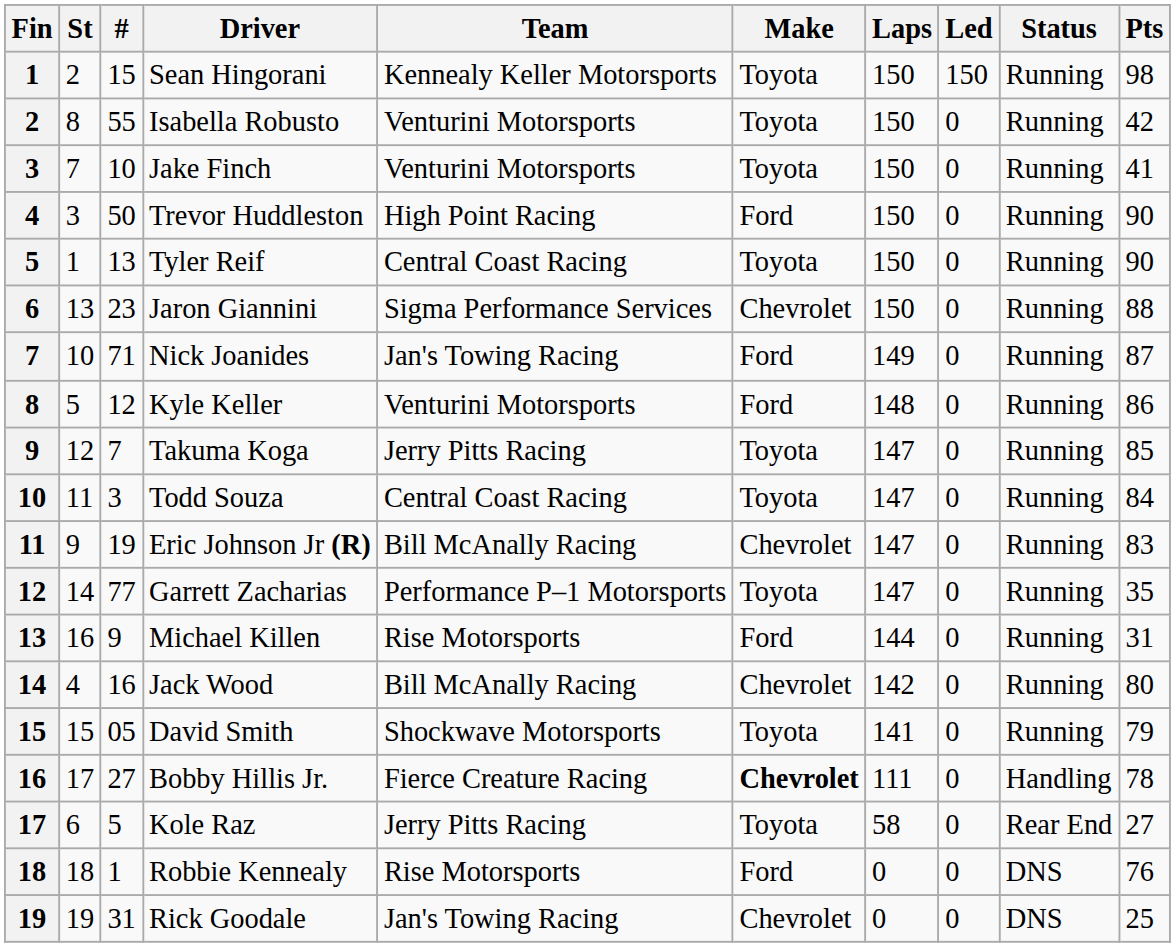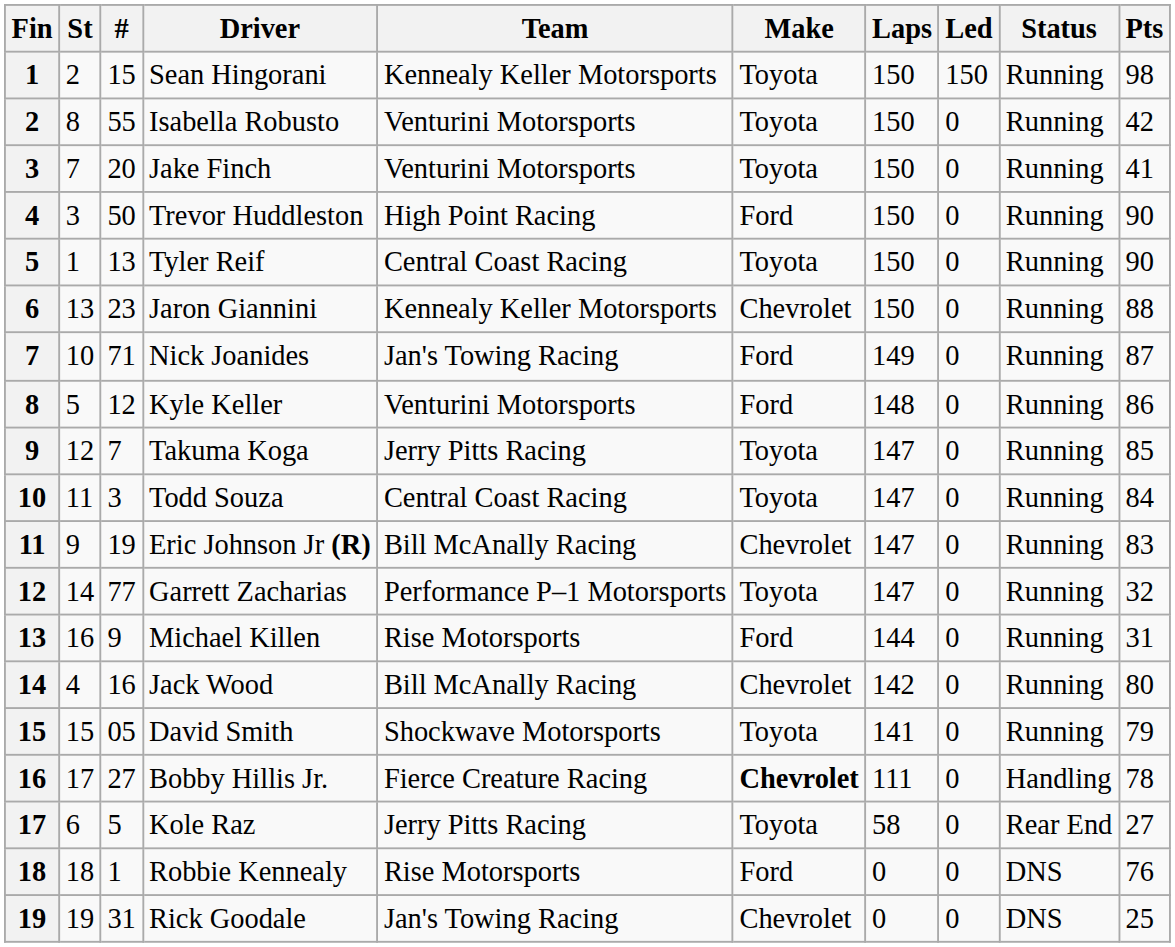(122, 168) 10 -> (122, 168) 20
(548, 309) Sigma Performance Services -> (550, 309) Kennealy Keller Motorsports
(1140, 590) 35 -> (1140, 590) 32
